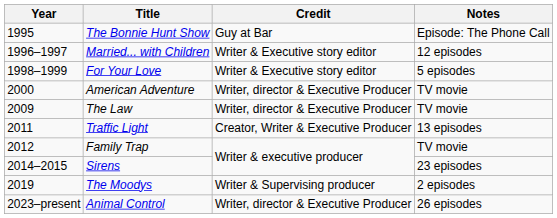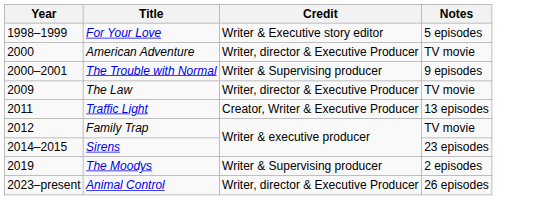- row: (148, 33)
- row: (148, 52)
+ row: (151, 71)
